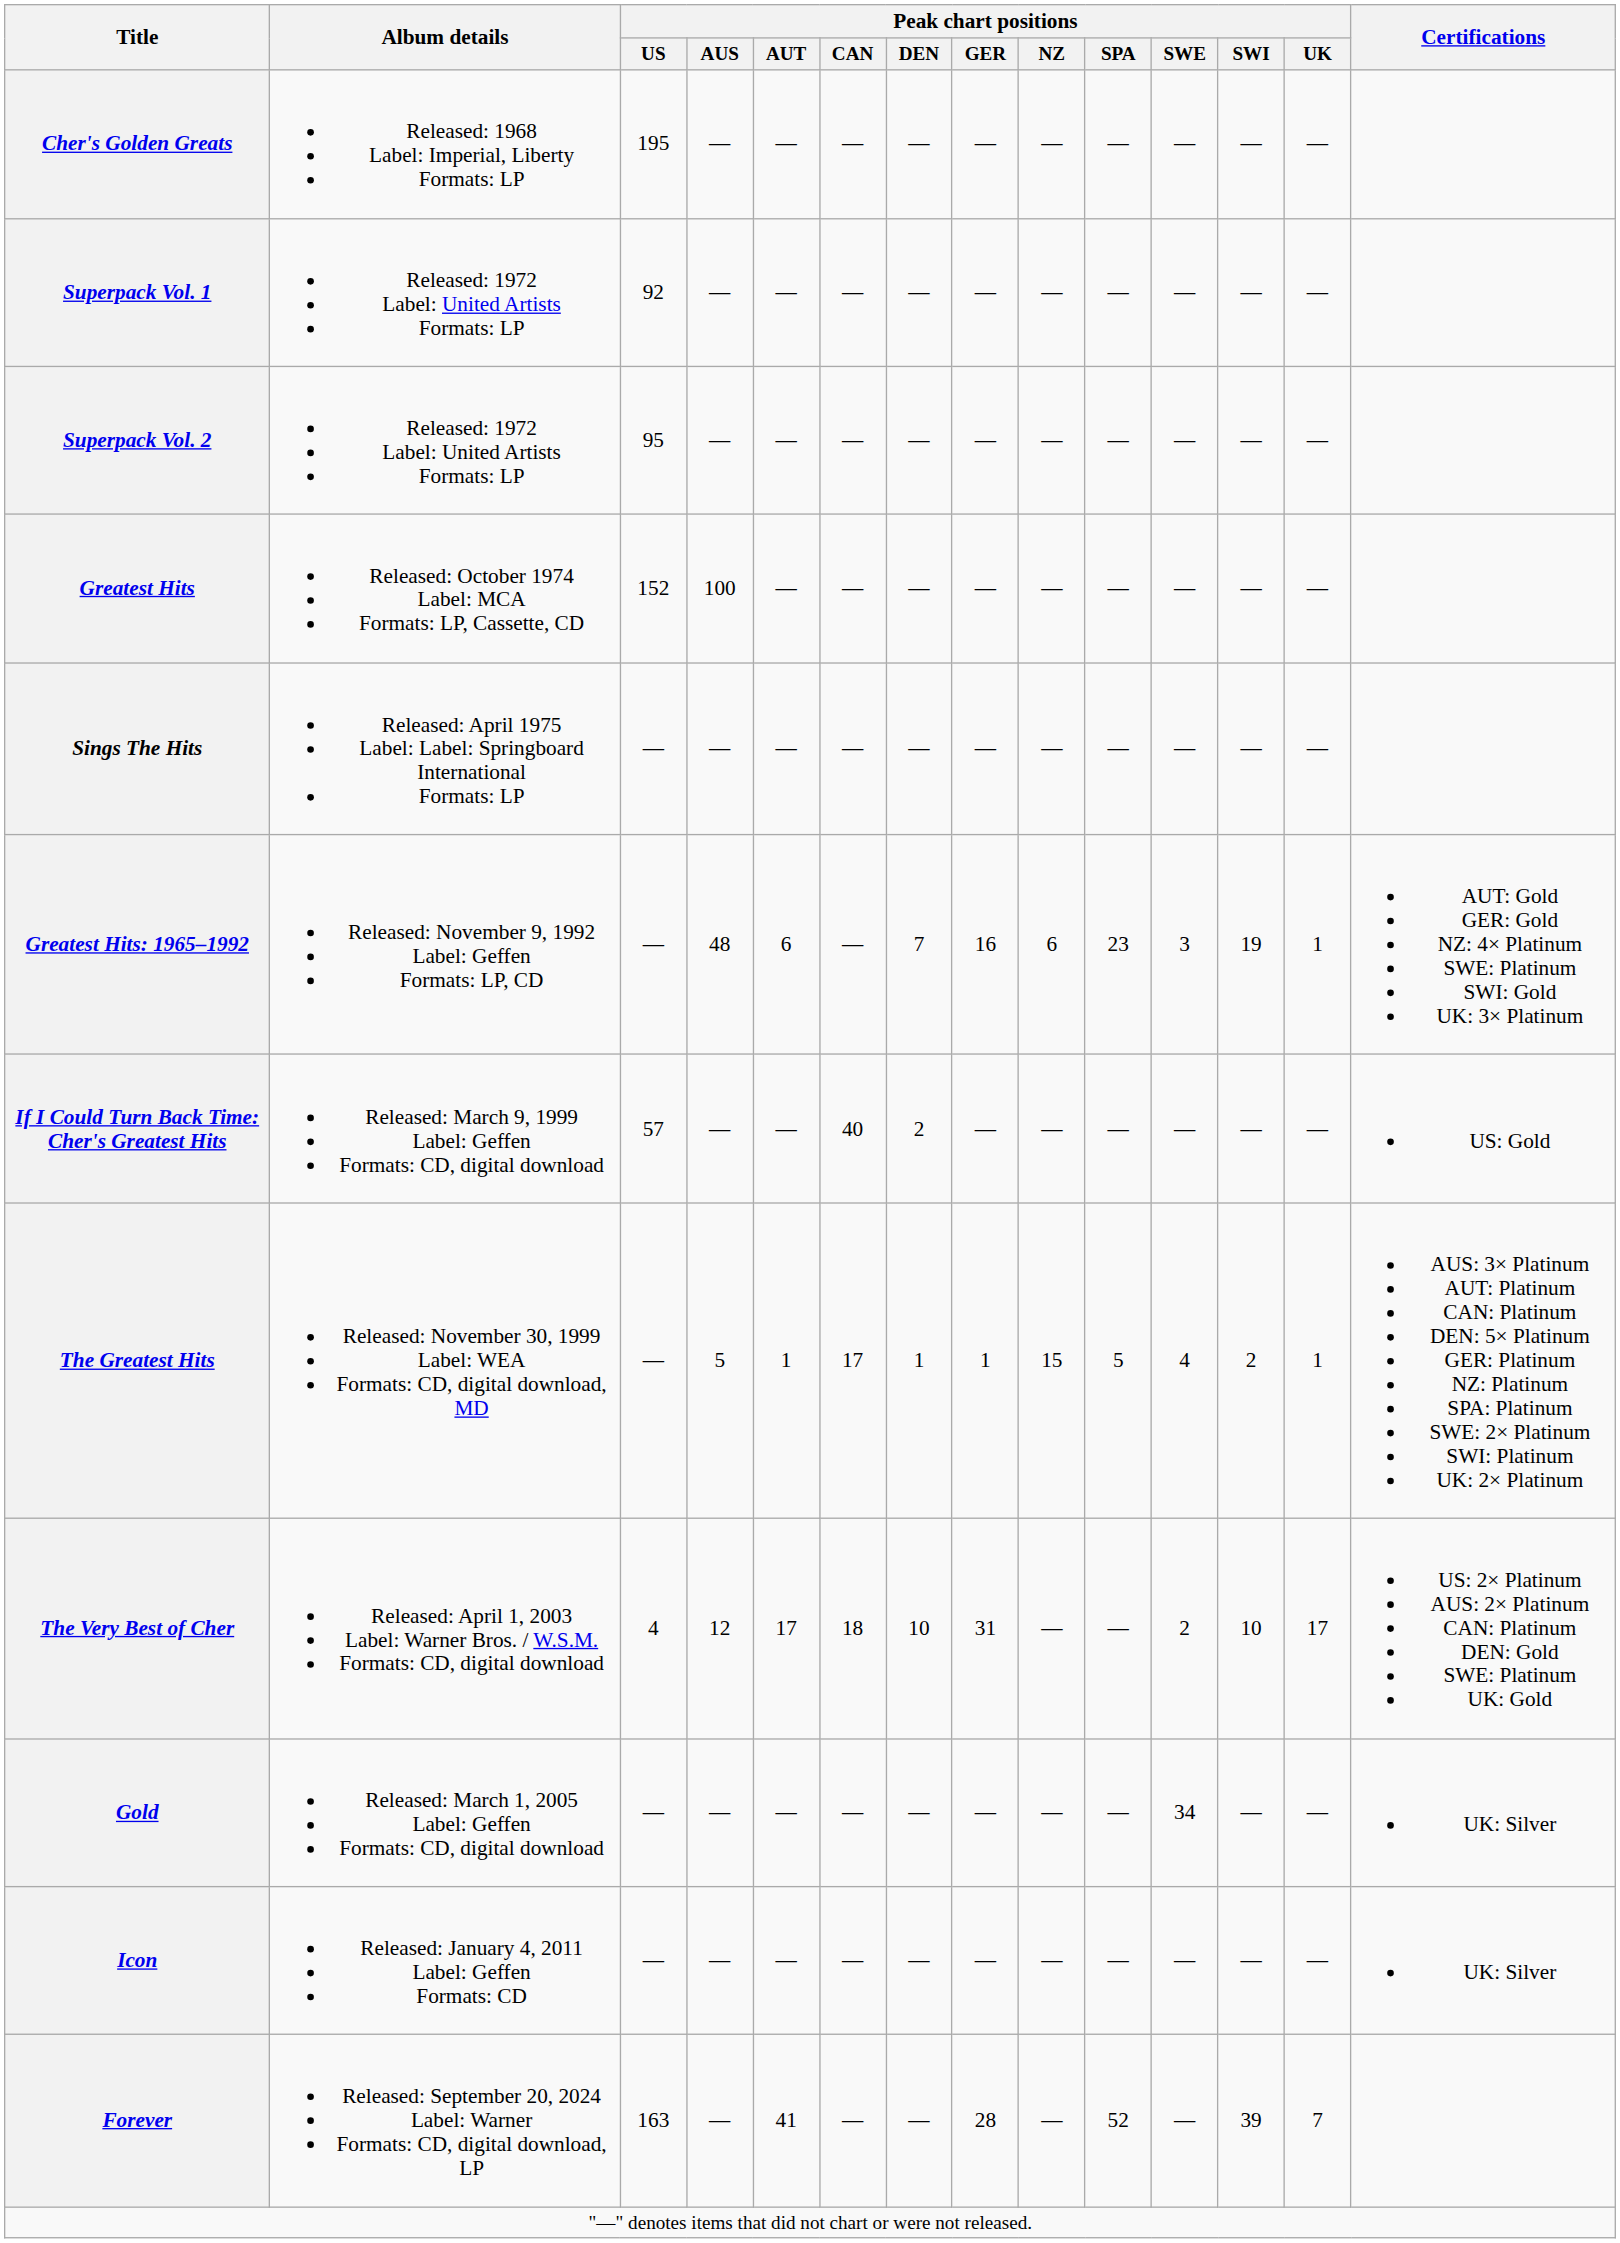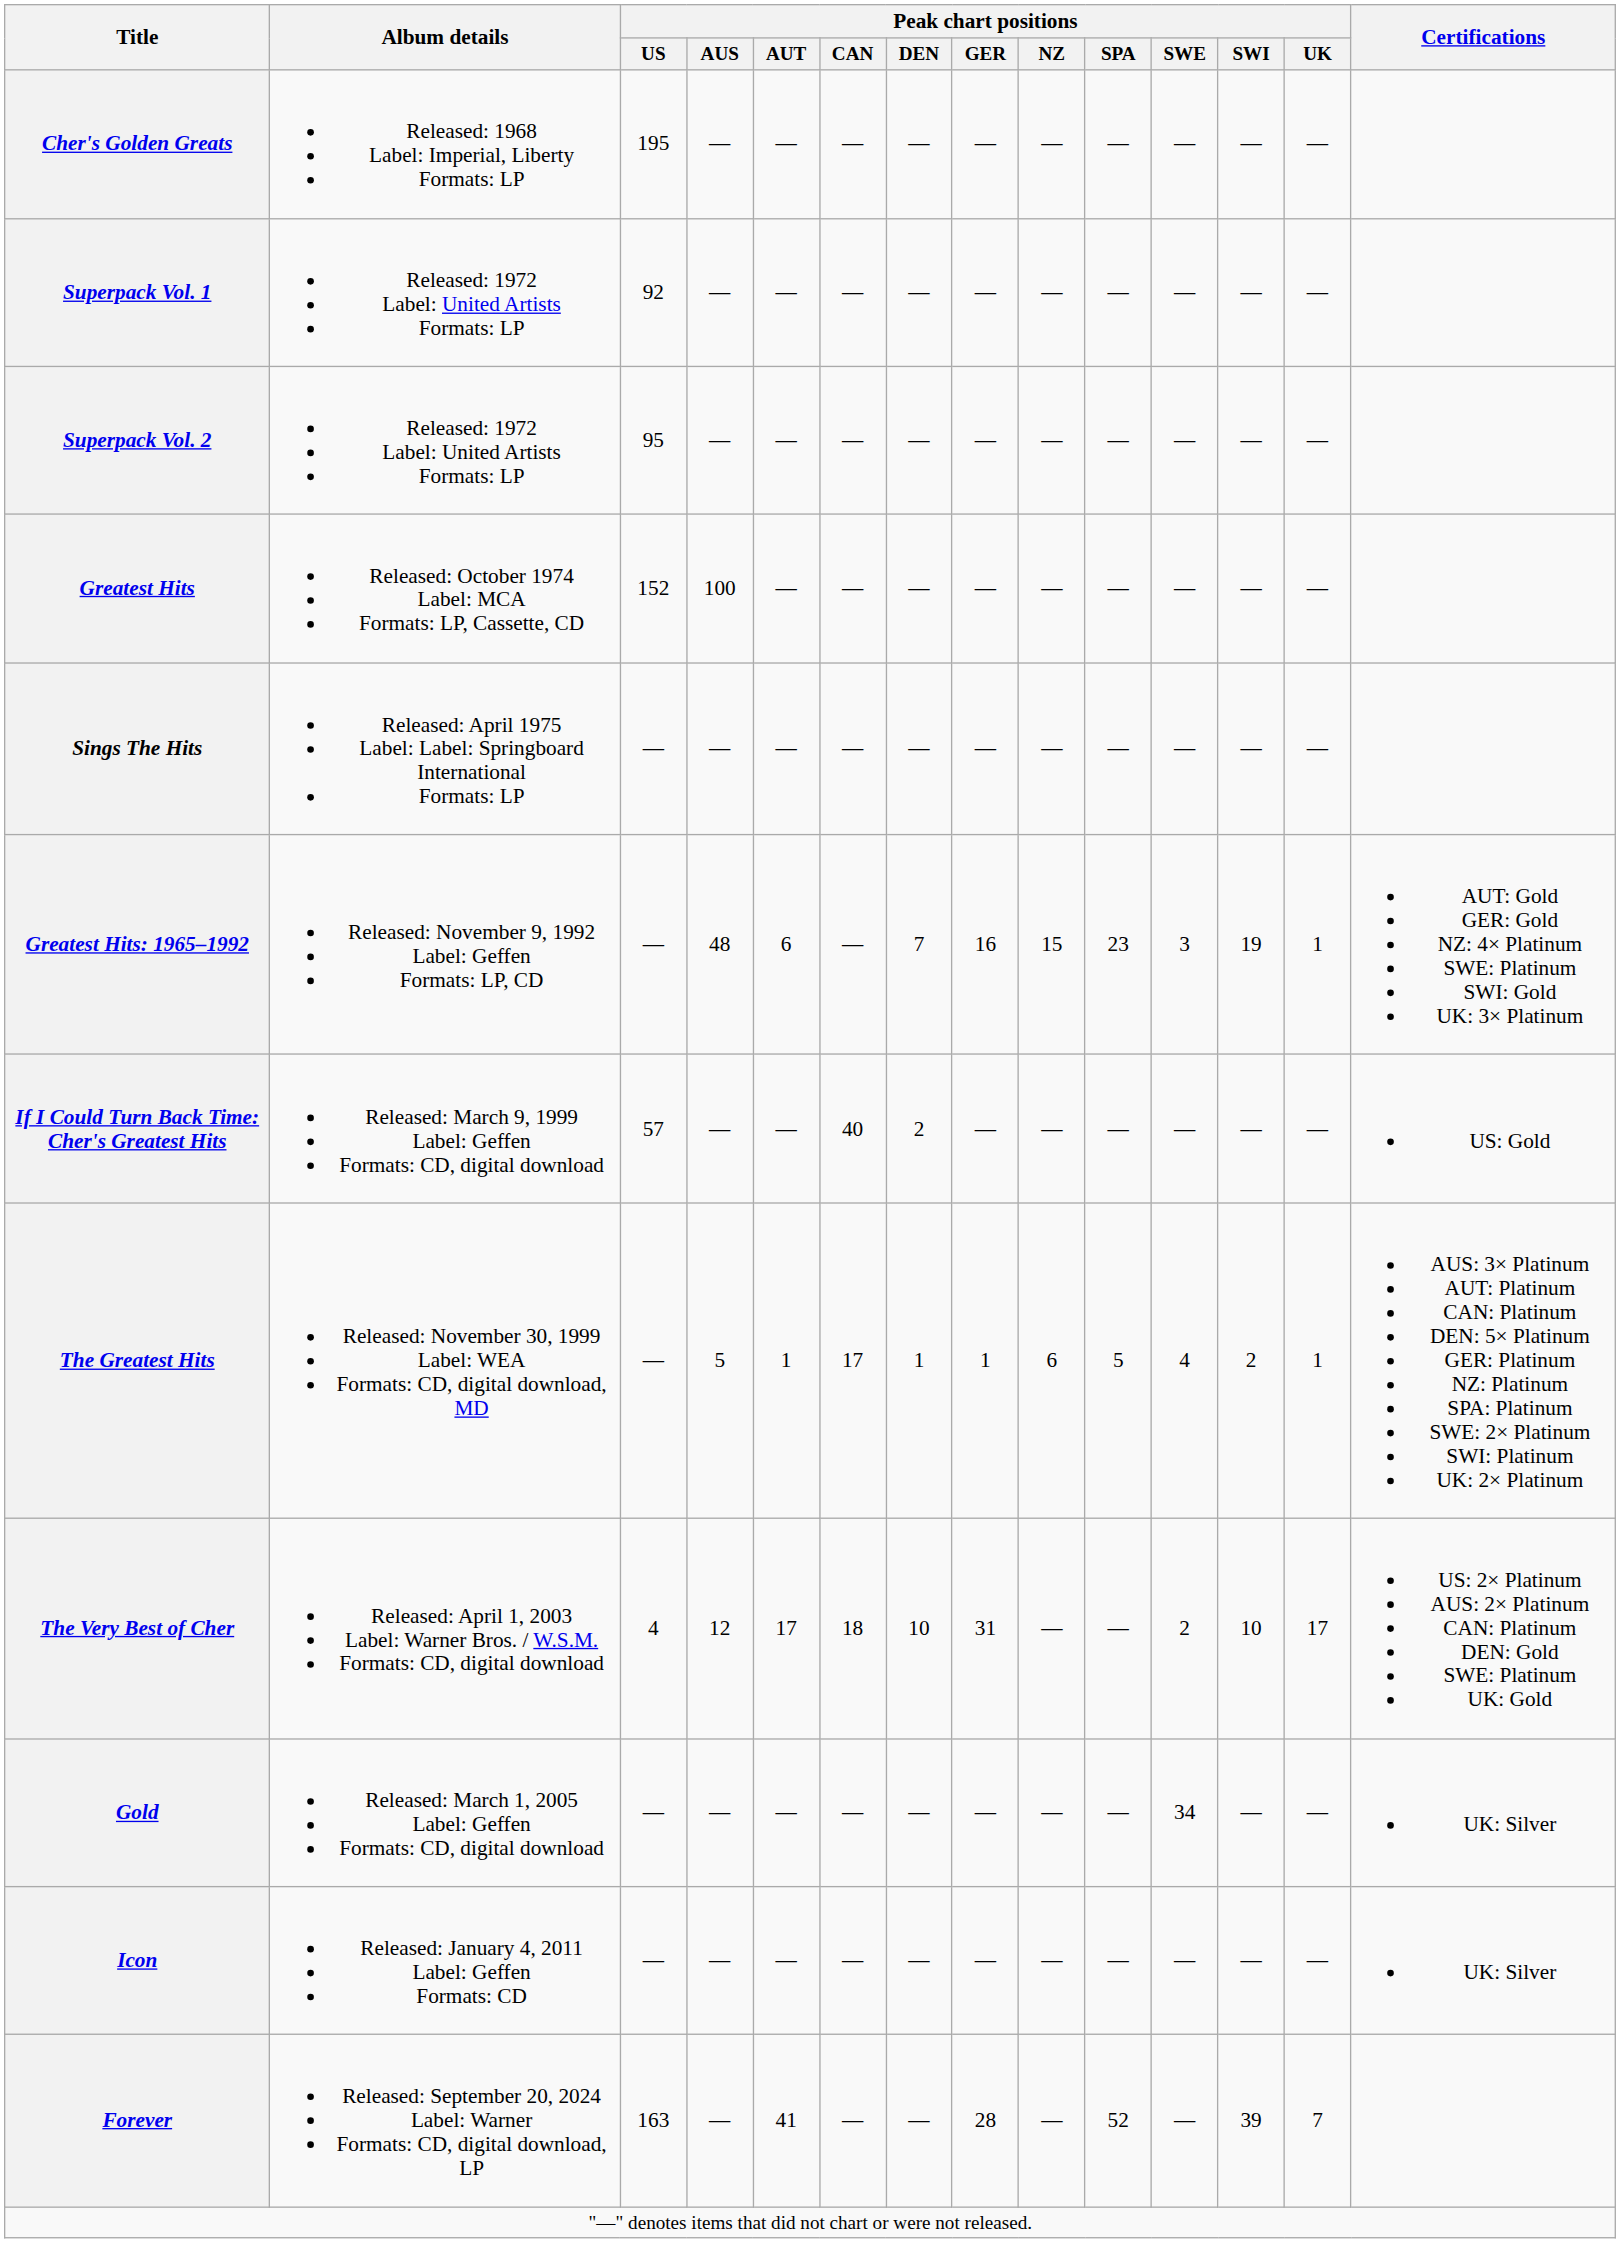(1052, 944) 6 -> (1052, 944) 15
(1052, 1360) 15 -> (1052, 1360) 6
